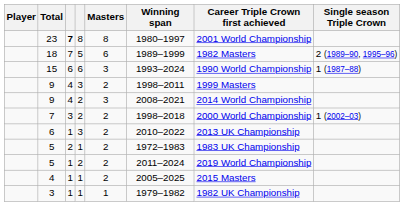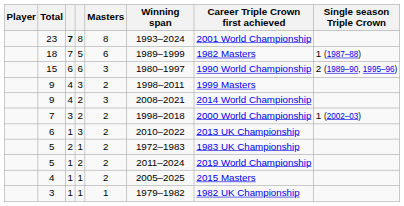(160, 38) 1980–1997 -> (160, 38) 1993–2024
(357, 54) 2 (1989–90, 1995–96) -> (338, 54) 1 (1987–88)
(160, 69) 1993–2024 -> (160, 69) 1980–1997
(338, 69) 1 (1987–88) -> (357, 69) 2 (1989–90, 1995–96)
